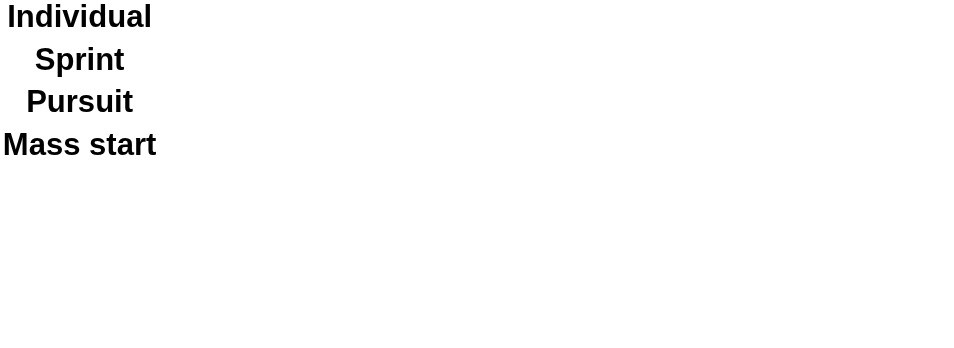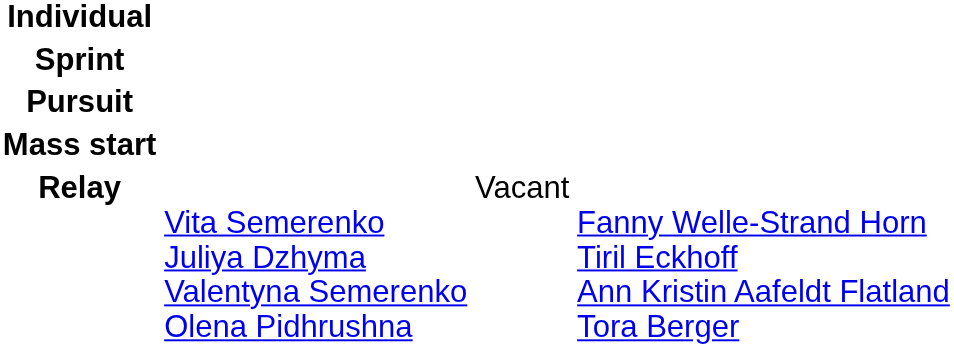+ row: (80, 187)
